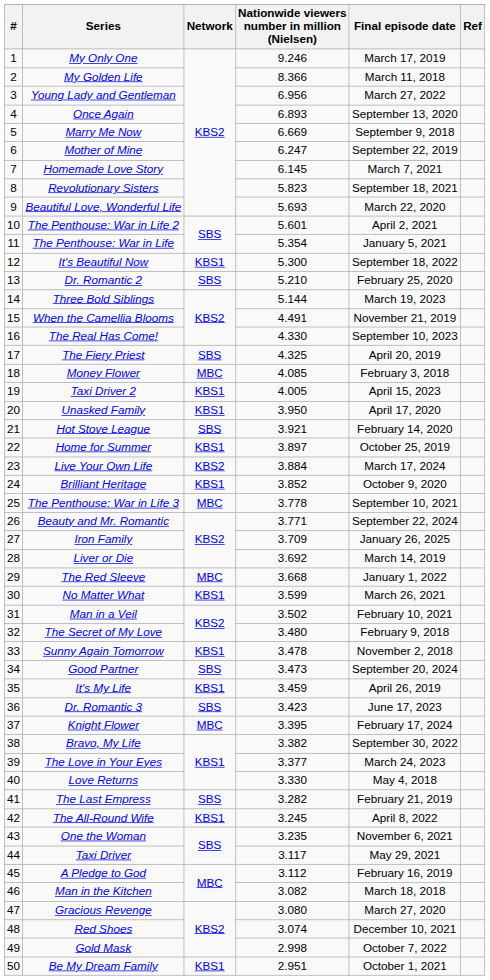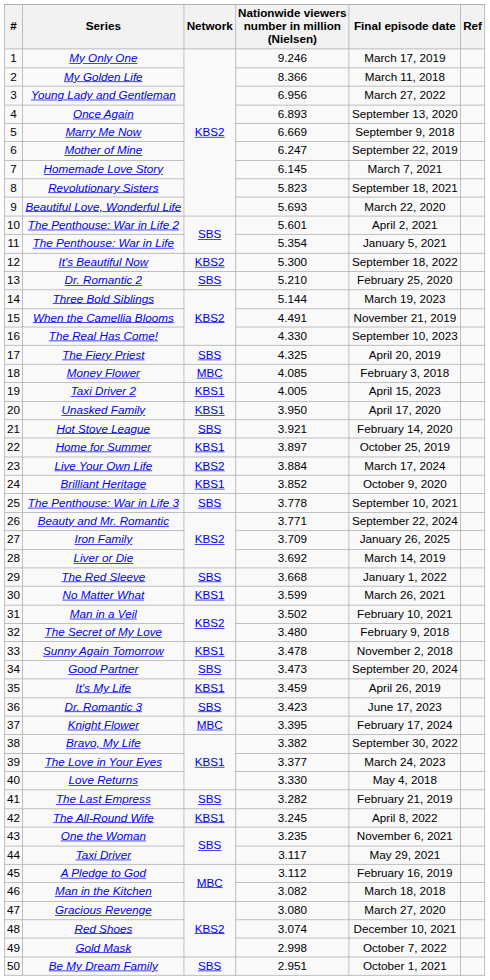(210, 262) KBS1 -> (210, 262) KBS2
(210, 503) MBC -> (210, 503) SBS
(210, 577) MBC -> (210, 577) SBS
(210, 966) KBS1 -> (210, 966) SBS
